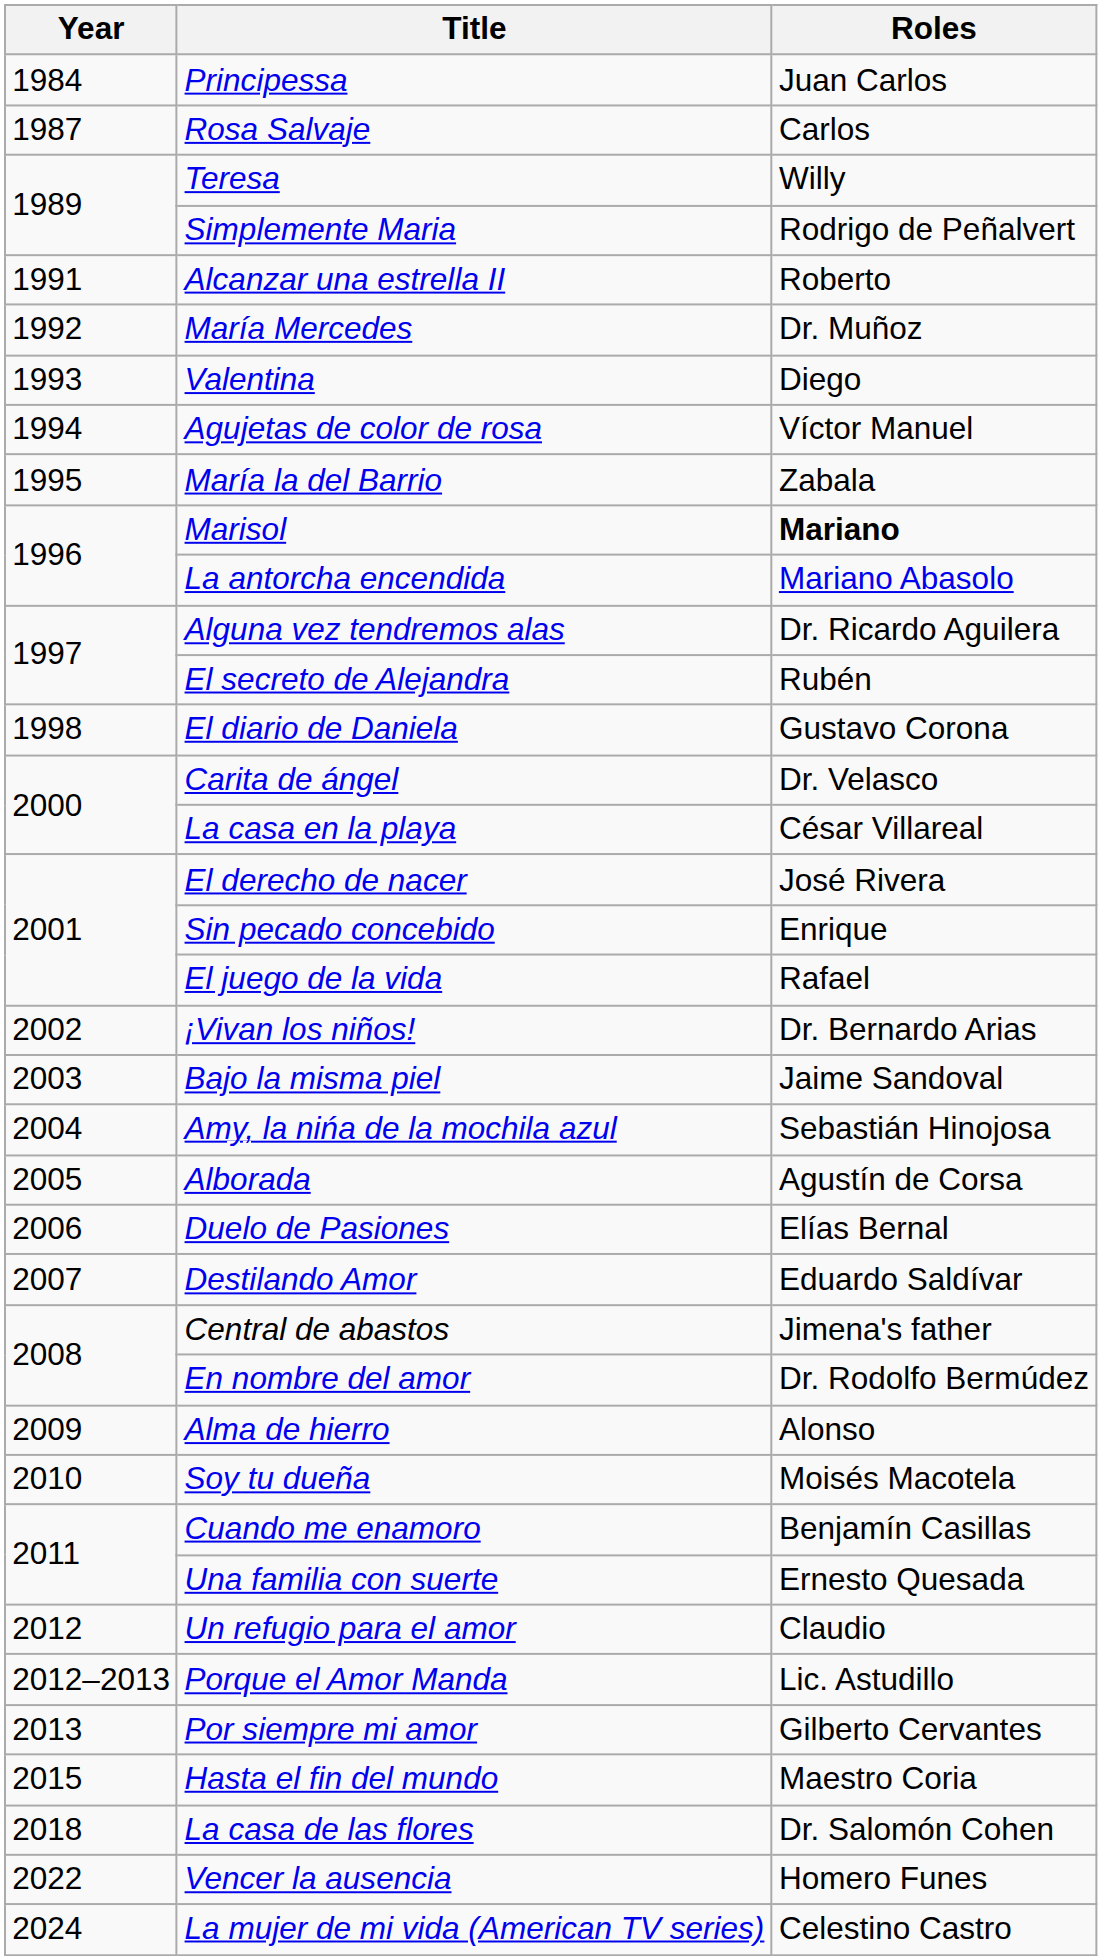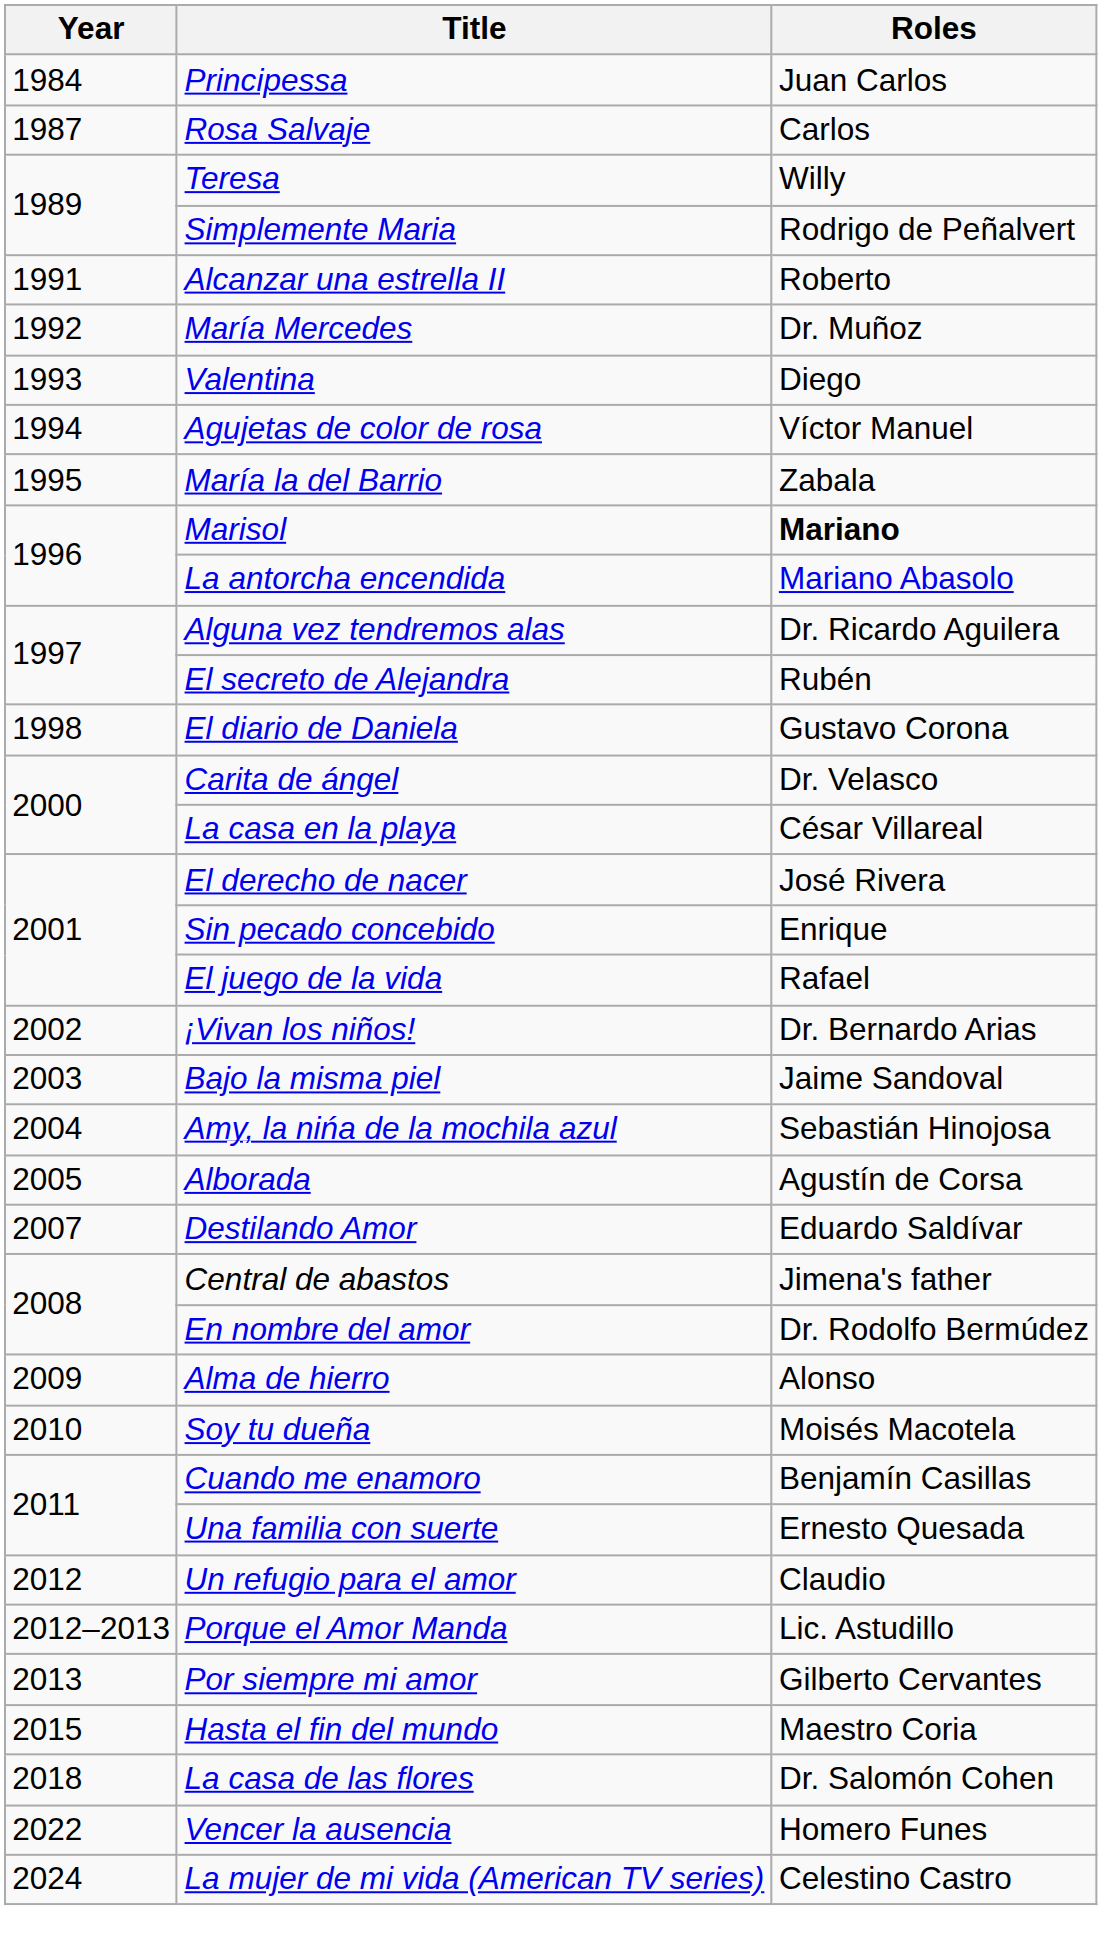- row: (317, 1229)
